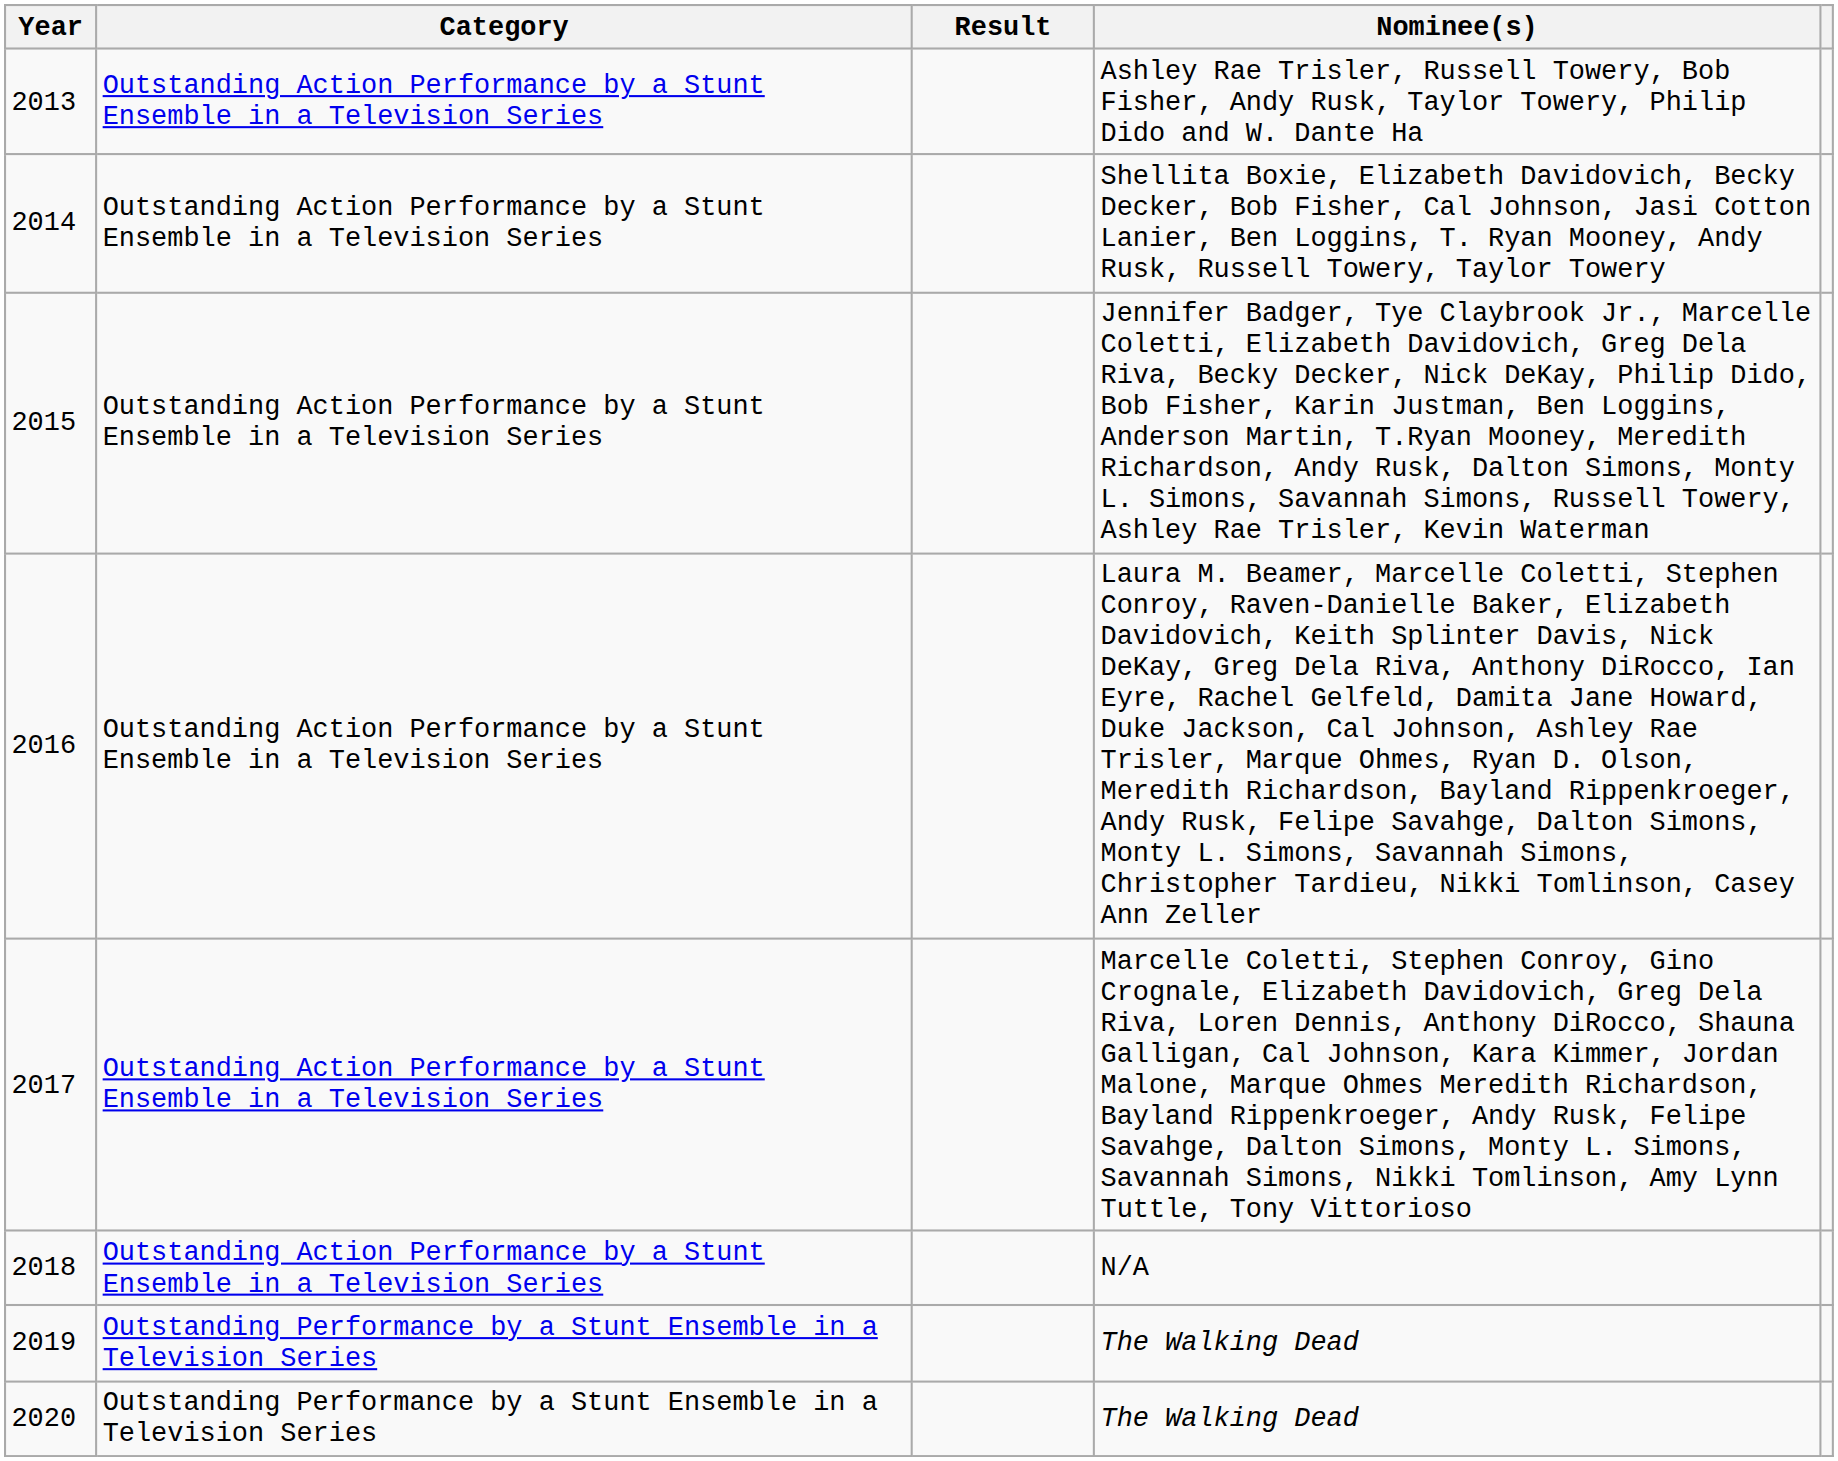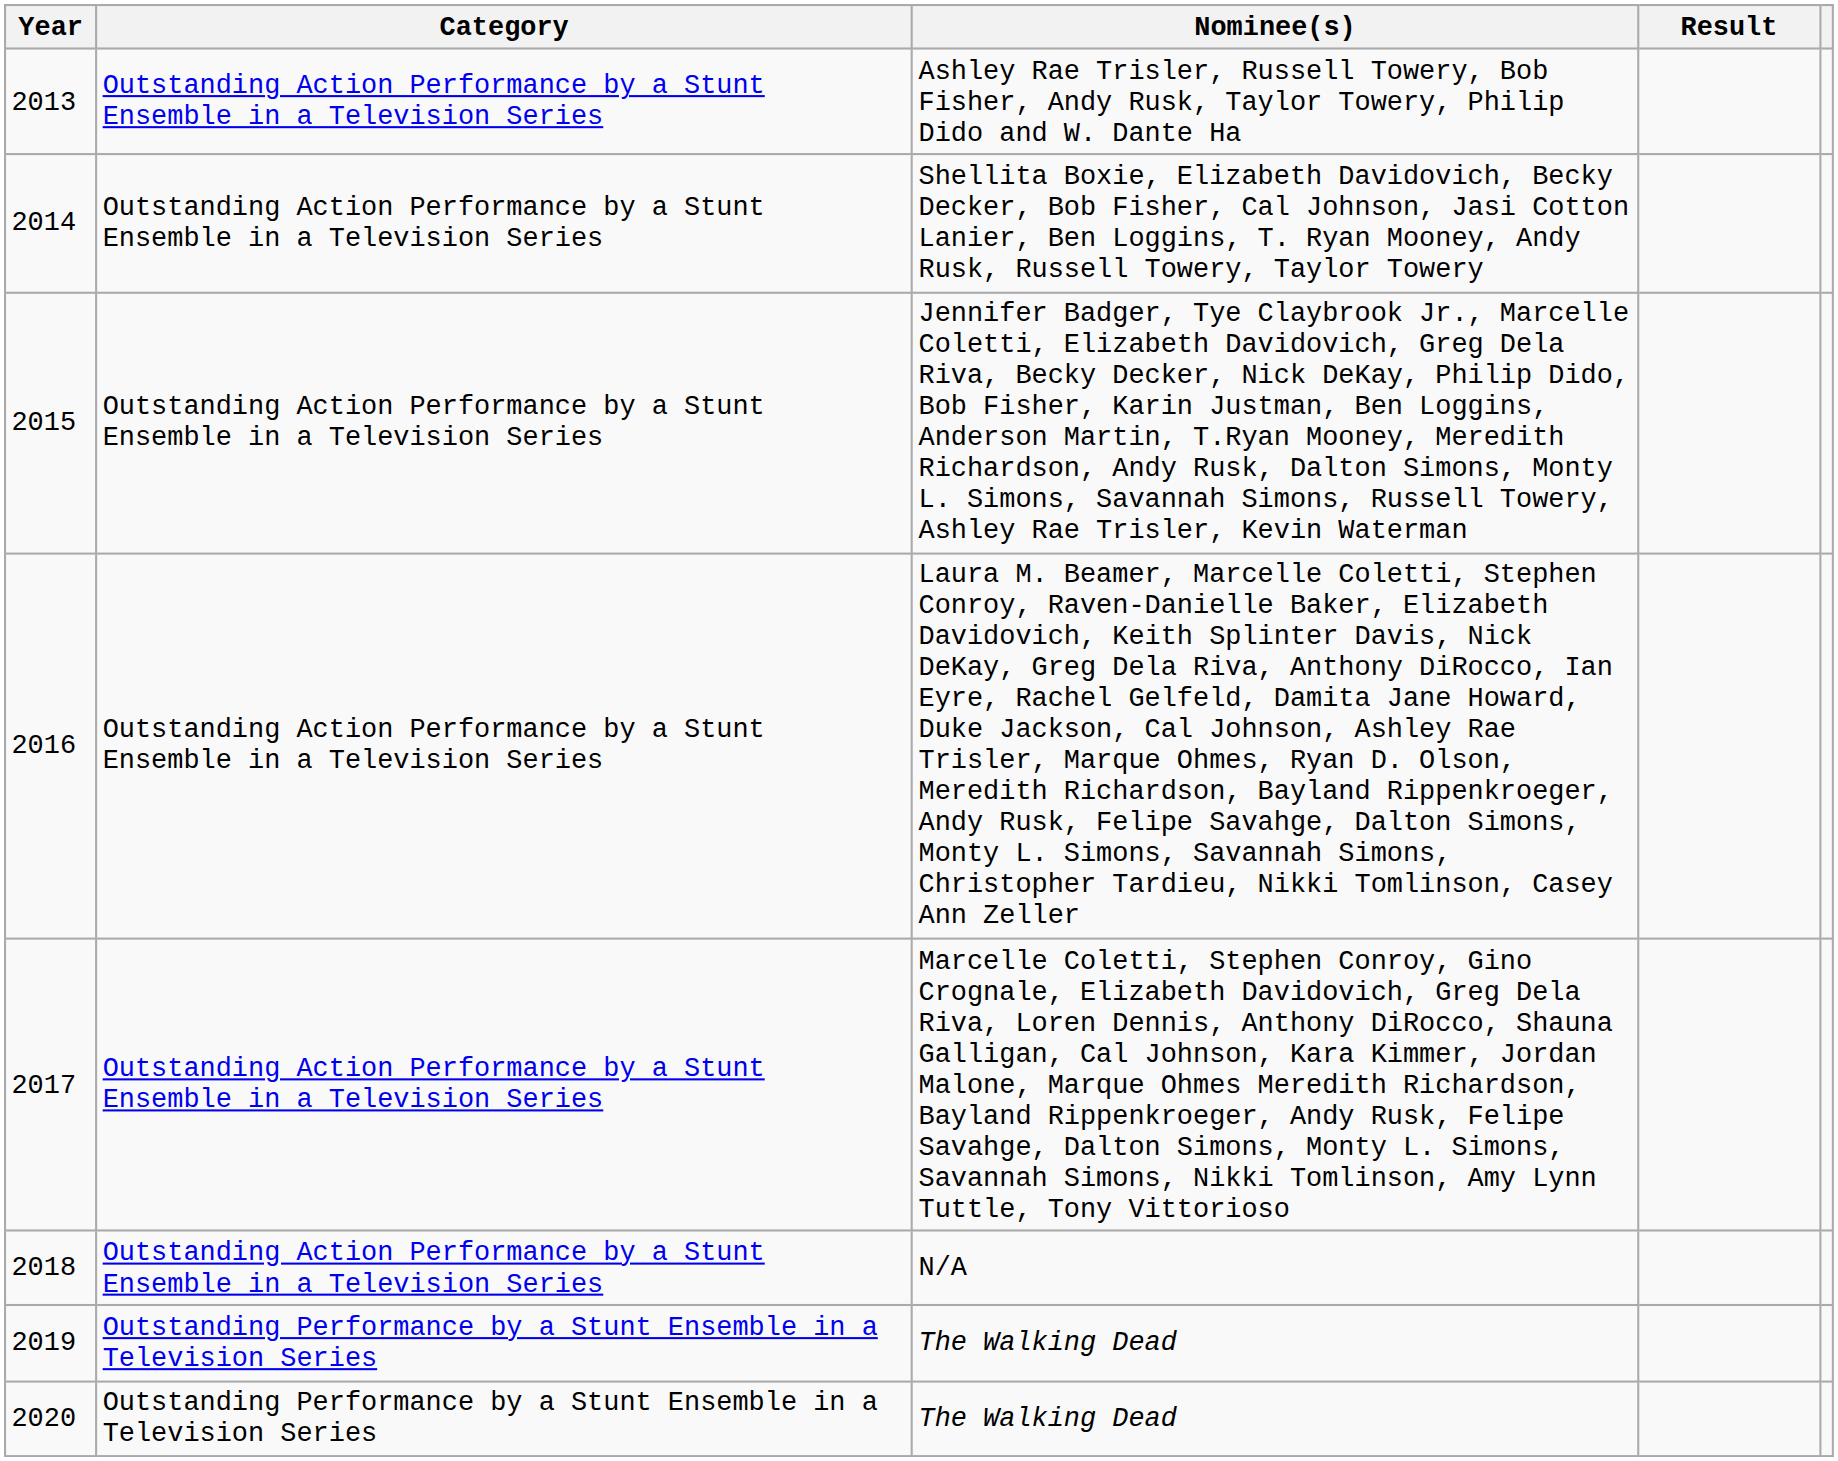columns swapped: (1457, 27) <-> (1003, 27)
